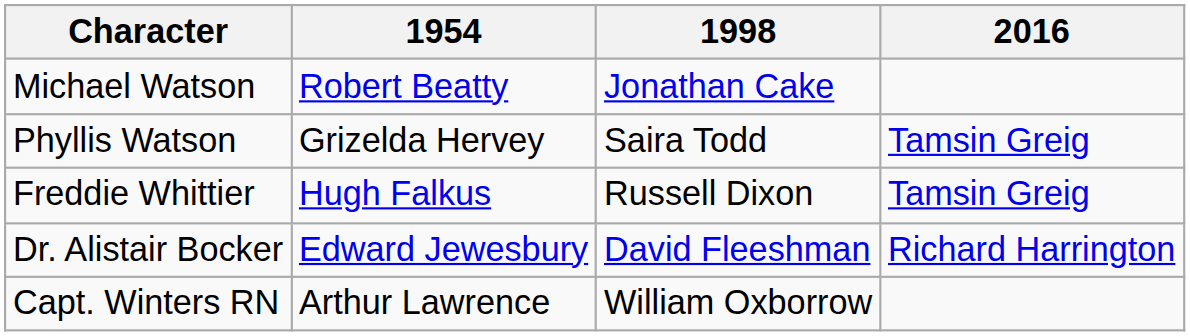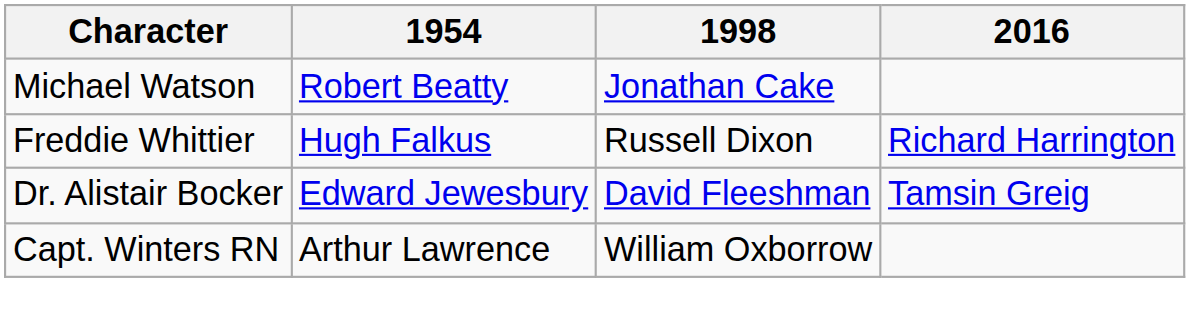- row: (125, 140)
(989, 194) Tamsin Greig -> (1032, 140) Richard Harrington
(1032, 248) Richard Harrington -> (989, 194) Tamsin Greig
